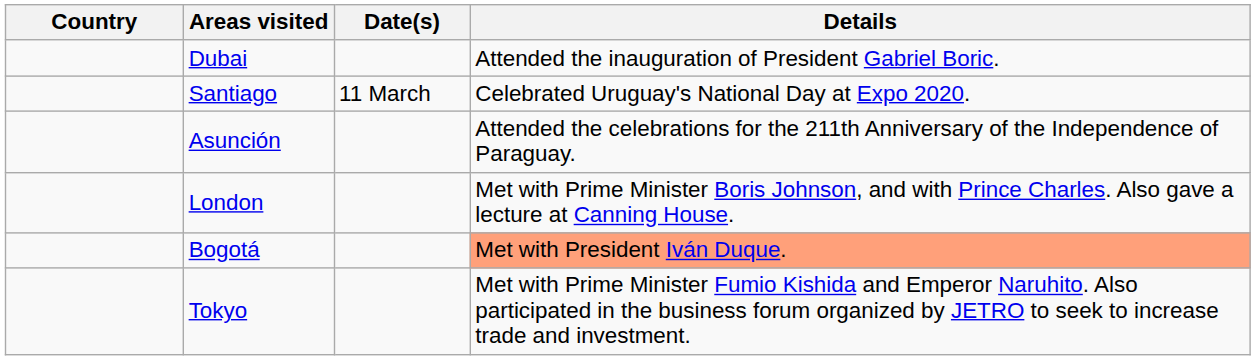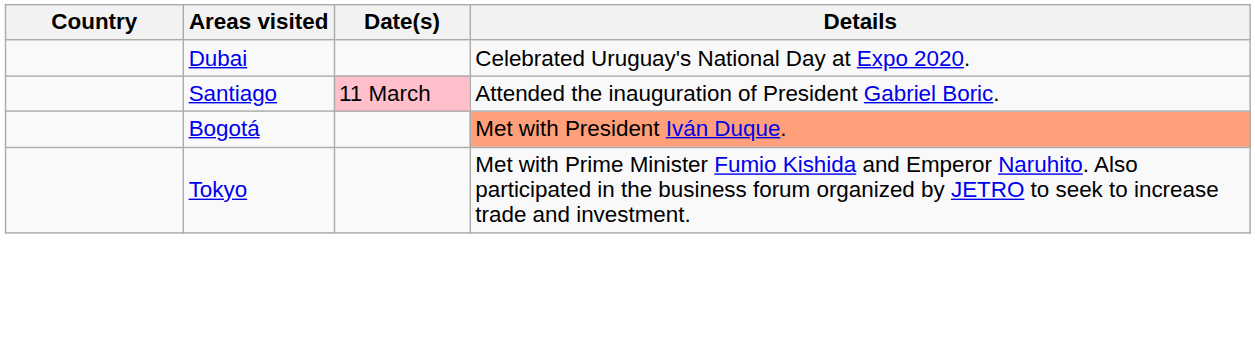(737, 57) Attended the inauguration of President Gabriel Boric. -> (723, 57) Celebrated Uruguay's National Day at Expo 2020.
(385, 93) no background -> (385, 93) pink background
(723, 93) Celebrated Uruguay's National Day at Expo 2020. -> (737, 93) Attended the inauguration of President Gabriel Boric.
- row: (235, 141)
- row: (226, 202)
